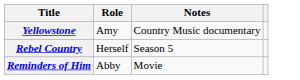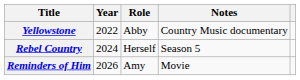+ column: (107, 13)
(107, 30) Amy -> (135, 30) Abby
(108, 65) Abby -> (134, 65) Amy
